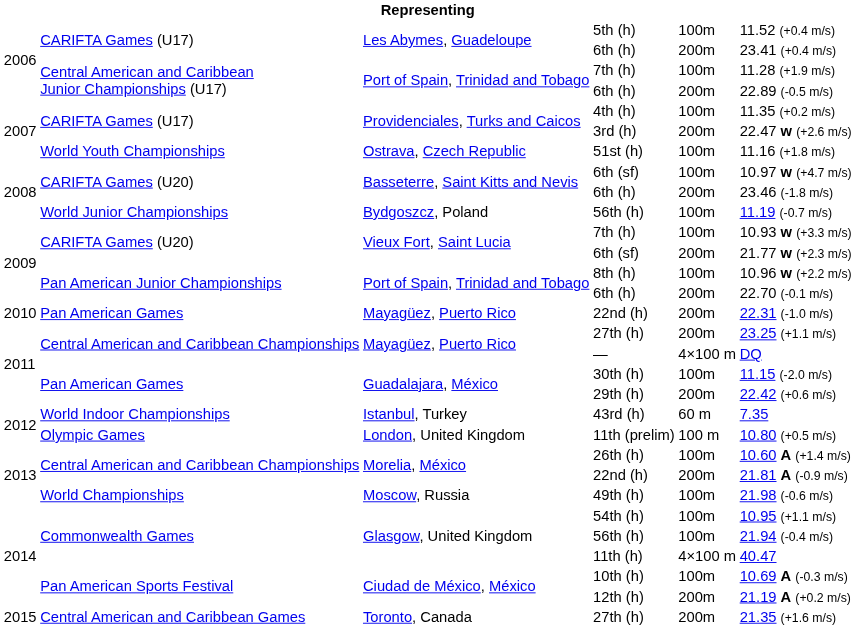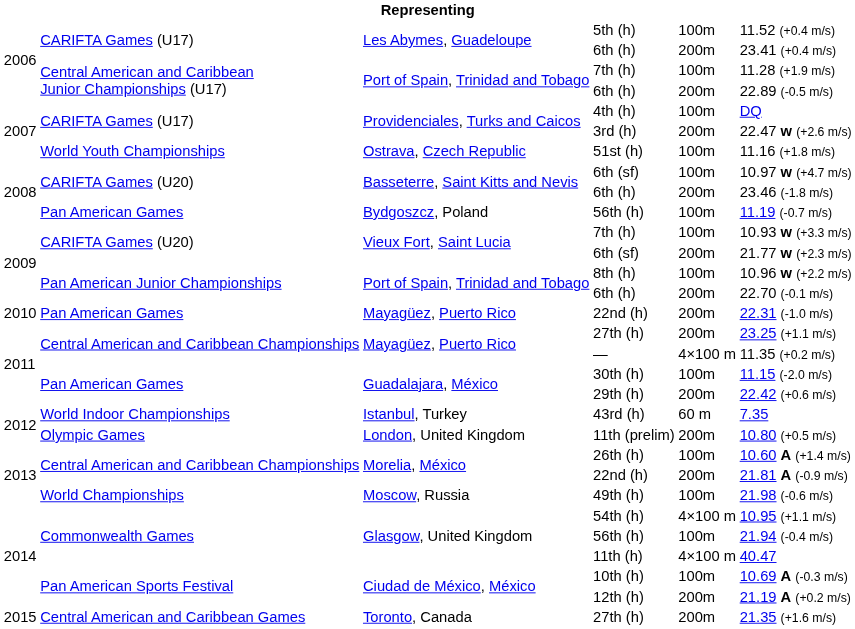(787, 111) 11.35 (+0.2 m/s) -> (751, 111) DQ
(134, 212) World Junior Championships -> (112, 212) Pan American Games
(751, 354) DQ -> (787, 354) 11.35 (+0.2 m/s)
(699, 435) 100 m -> (697, 435) 200m
(697, 516) 100m -> (707, 516) 4×100 m
